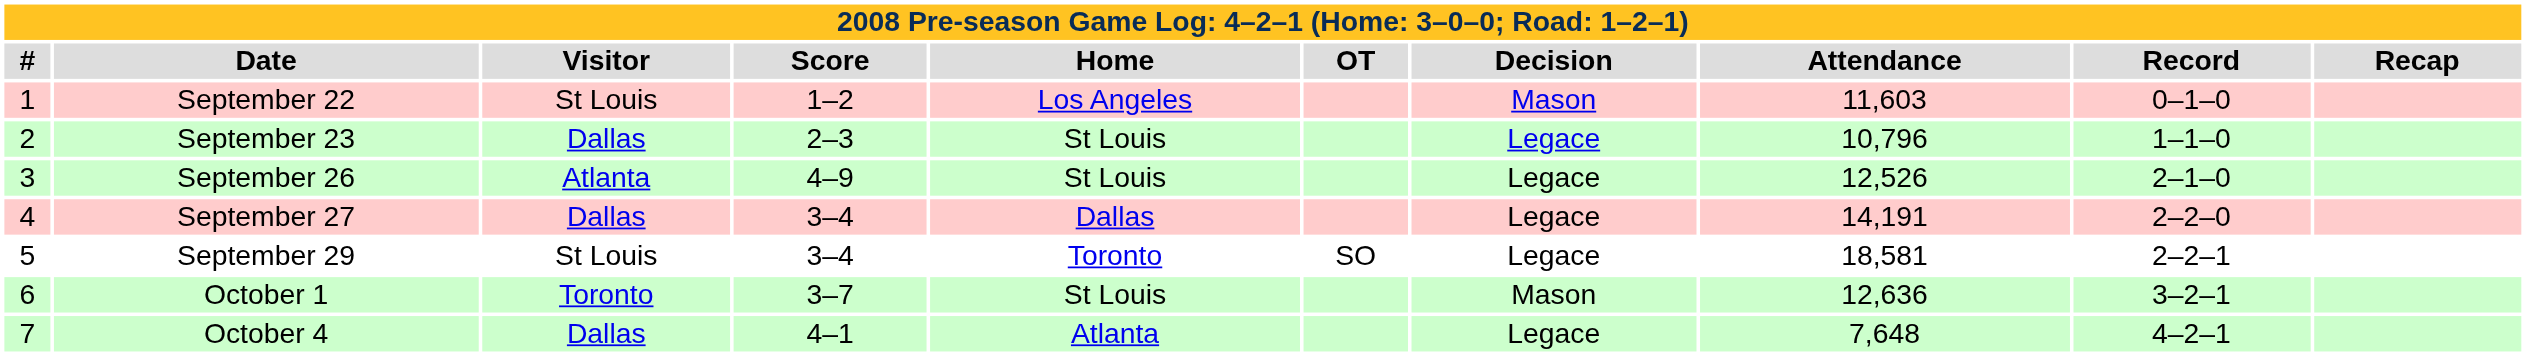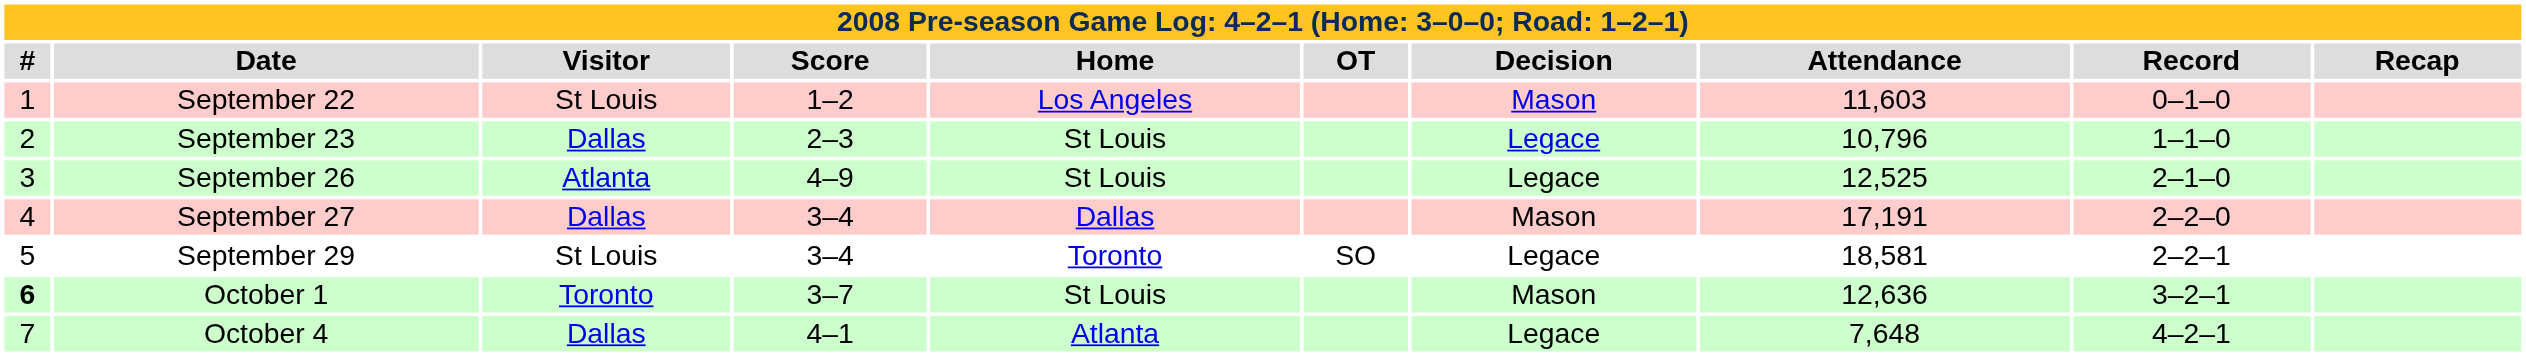(1885, 177) 12,526 -> (1885, 177) 12,525
(1554, 216) Legace -> (1554, 216) Mason
(1885, 216) 14,191 -> (1885, 216) 17,191
(27, 294) normal -> (27, 294) bold
